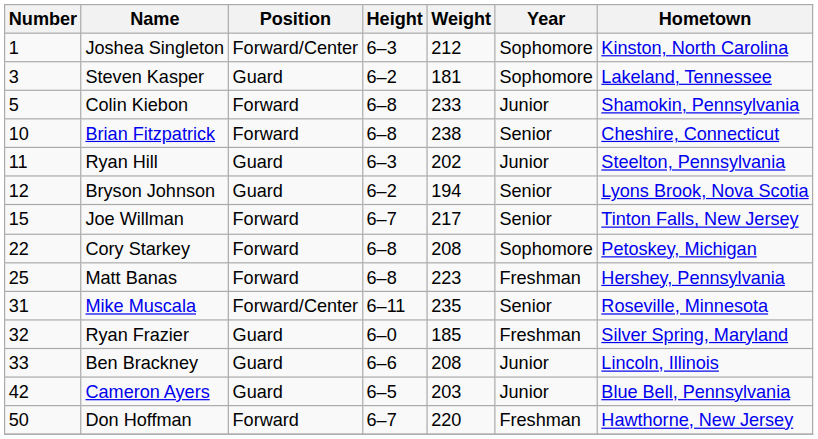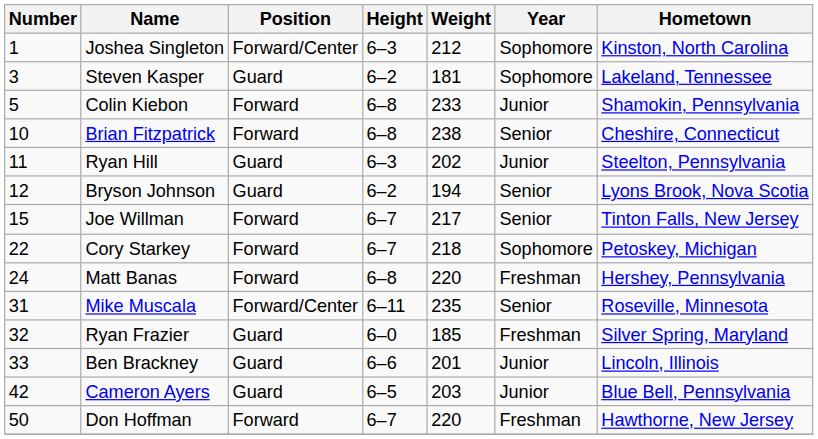(382, 248) 6–8 -> (382, 248) 6–7
(446, 248) 208 -> (446, 248) 218
(19, 277) 25 -> (19, 277) 24
(446, 277) 223 -> (446, 277) 220
(446, 363) 208 -> (446, 363) 201
